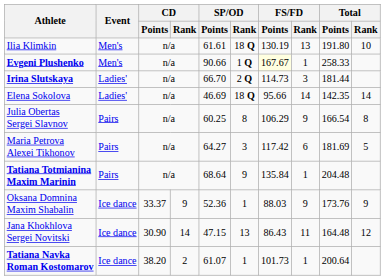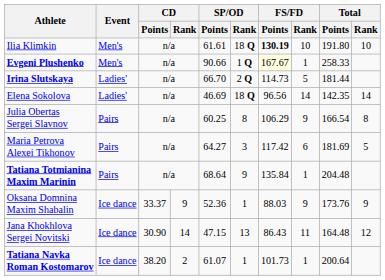(275, 46) normal -> (275, 46) bold
(305, 46) 13 -> (305, 46) 10
(305, 79) 3 -> (305, 79) 5
(275, 96) 95.66 -> (275, 96) 96.56
